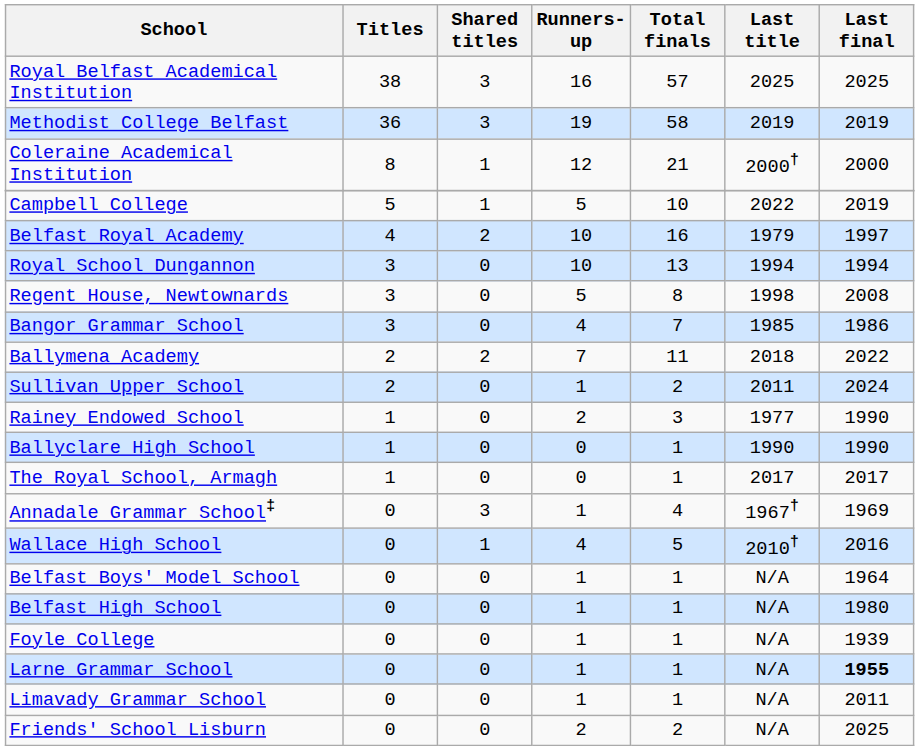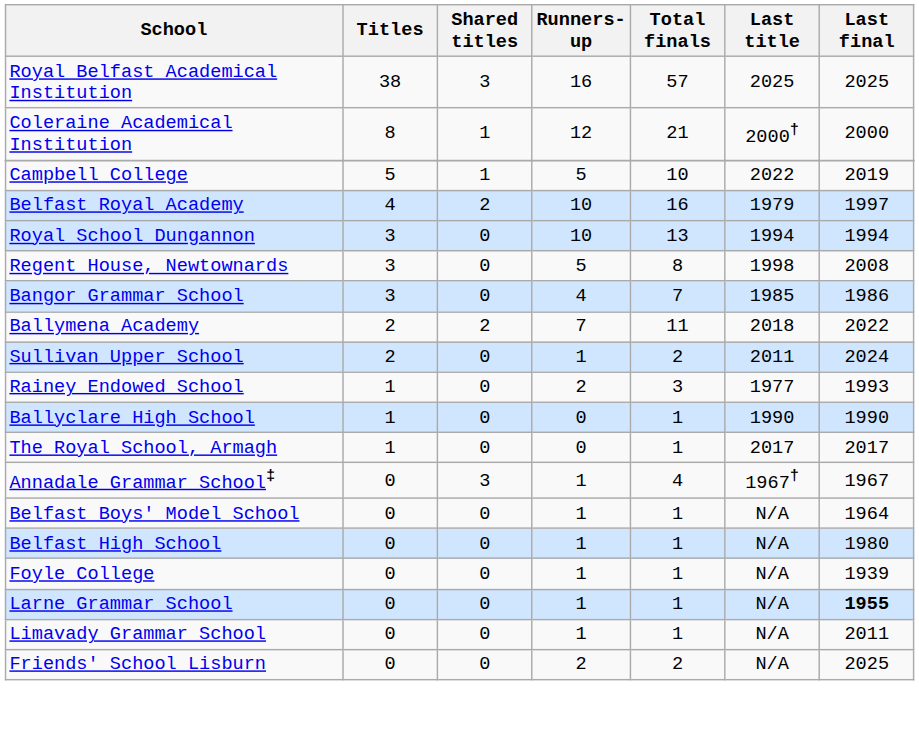- row: (149, 123)
(867, 417) 1990 -> (867, 387) 1993
(867, 511) 1969 -> (867, 480) 1967
- row: (115, 546)
